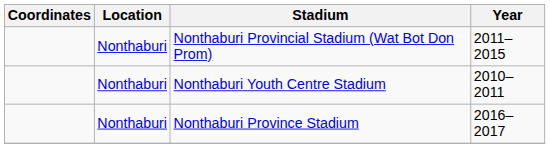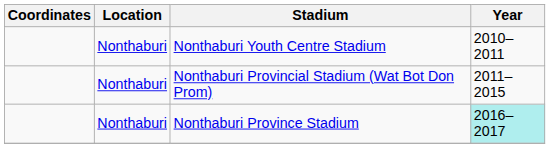rows swapped: (280, 84) <-> (314, 46)
(494, 123) no background -> (494, 123) paleturquoise background
